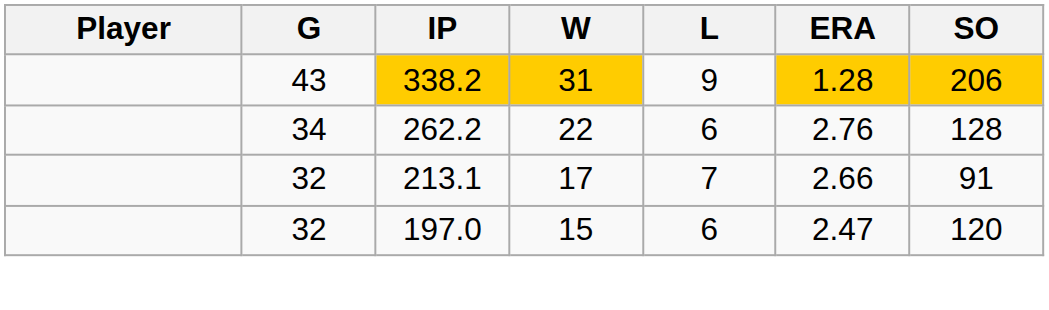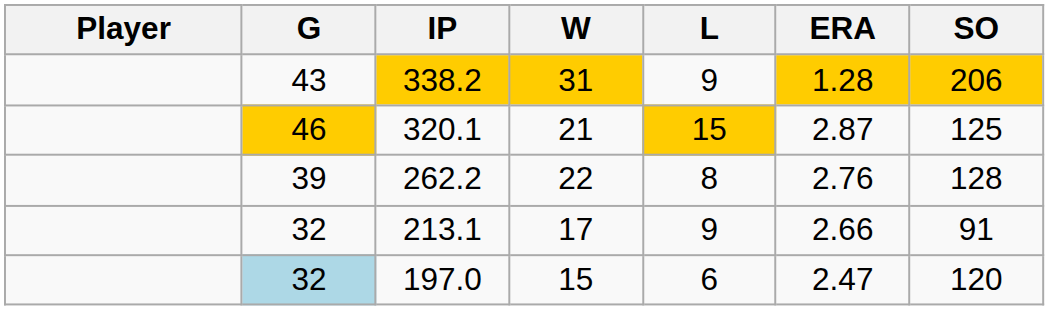+ row: (442, 129)
(309, 129) 34 -> (309, 179) 39
(709, 129) 6 -> (709, 179) 8
(709, 179) 7 -> (709, 229) 9
(309, 229) no background -> (309, 279) lightblue background
